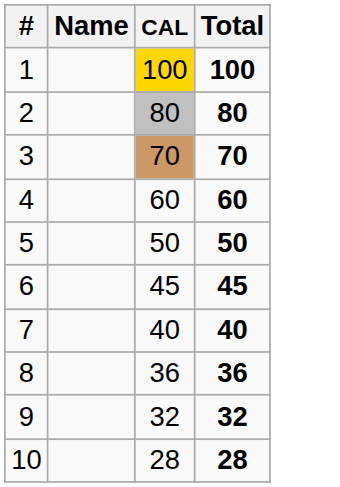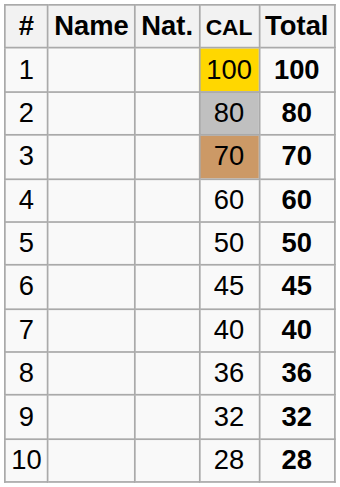+ column: (167, 26)
